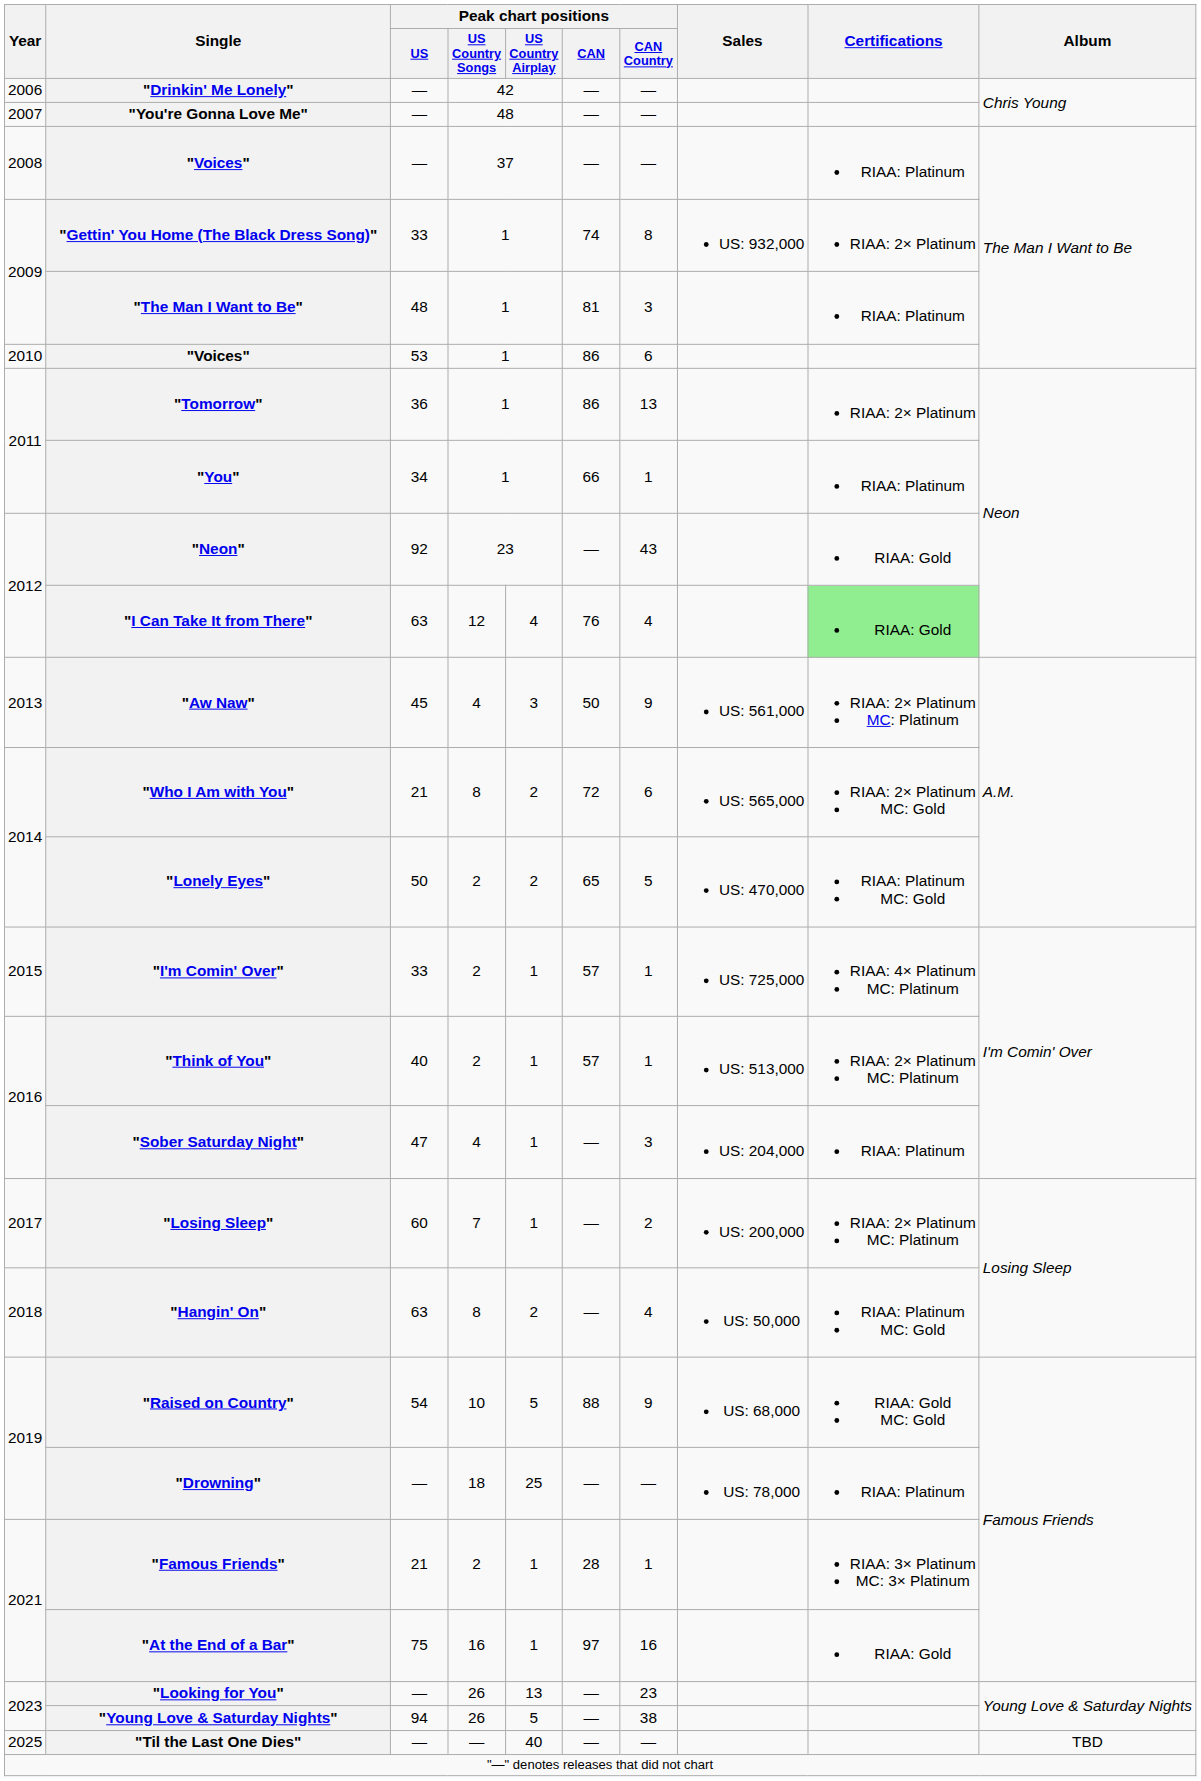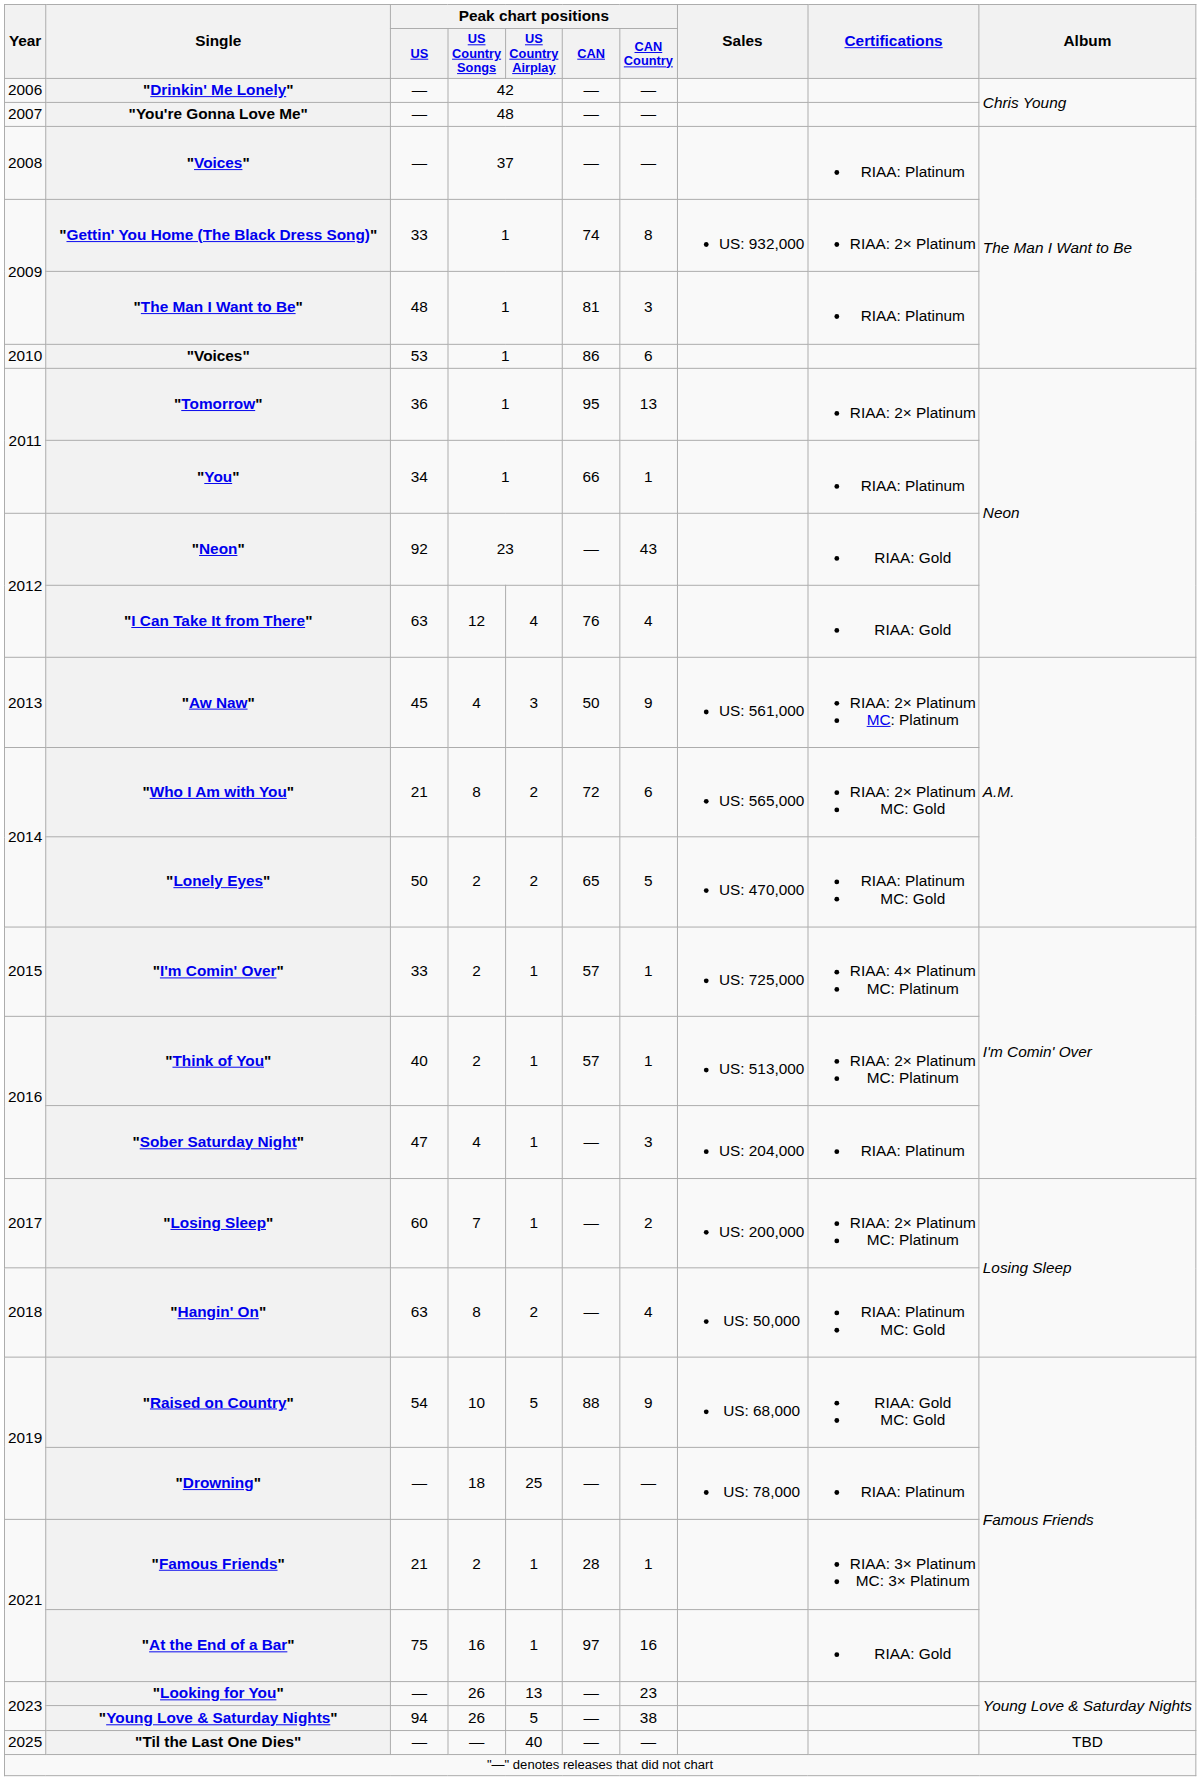(591, 404) 86 -> (591, 404) 95
(894, 630) lightgreen background -> (894, 630) no background
